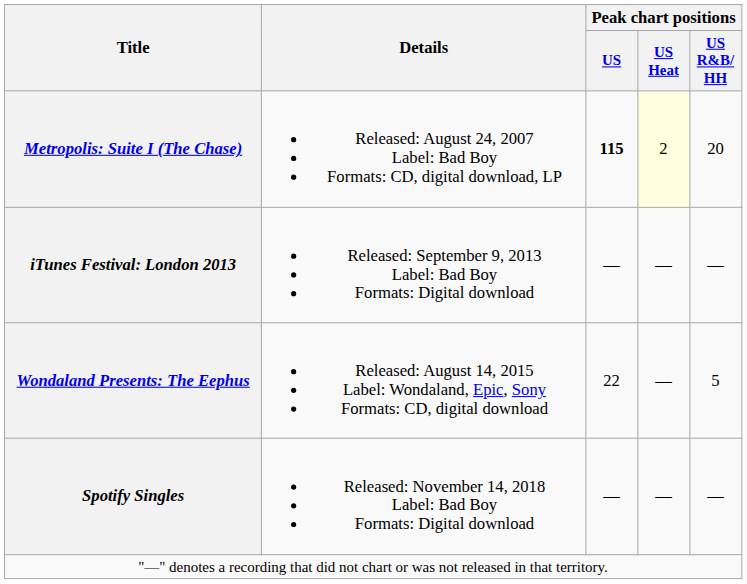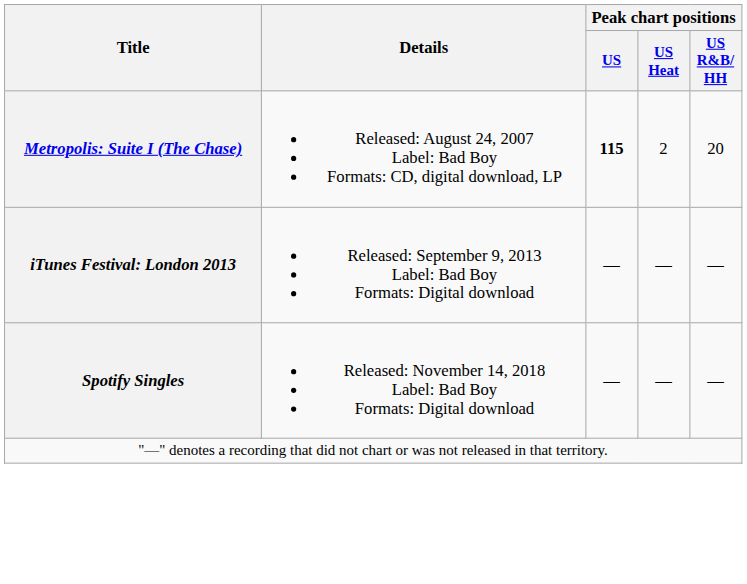(664, 148) lightyellow background -> (664, 148) no background
- row: (133, 380)
